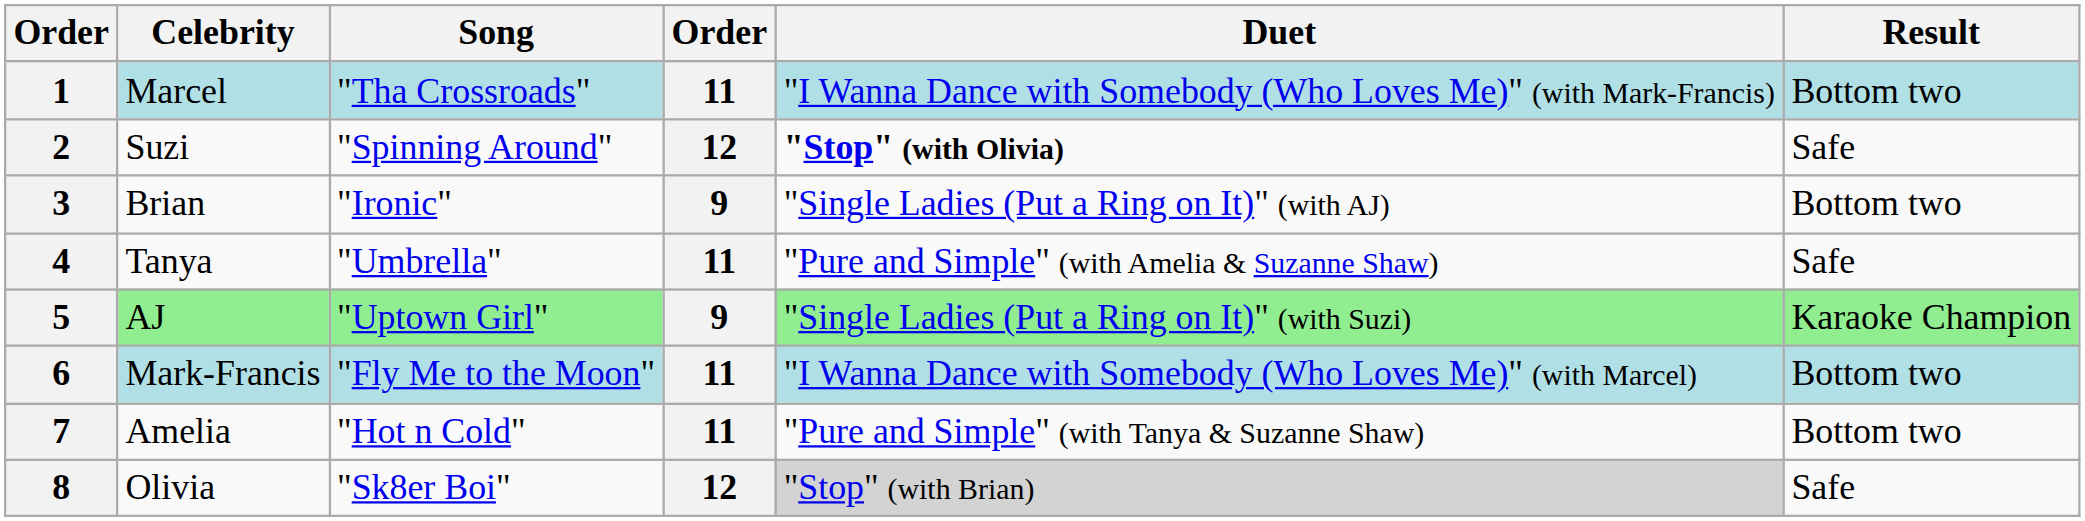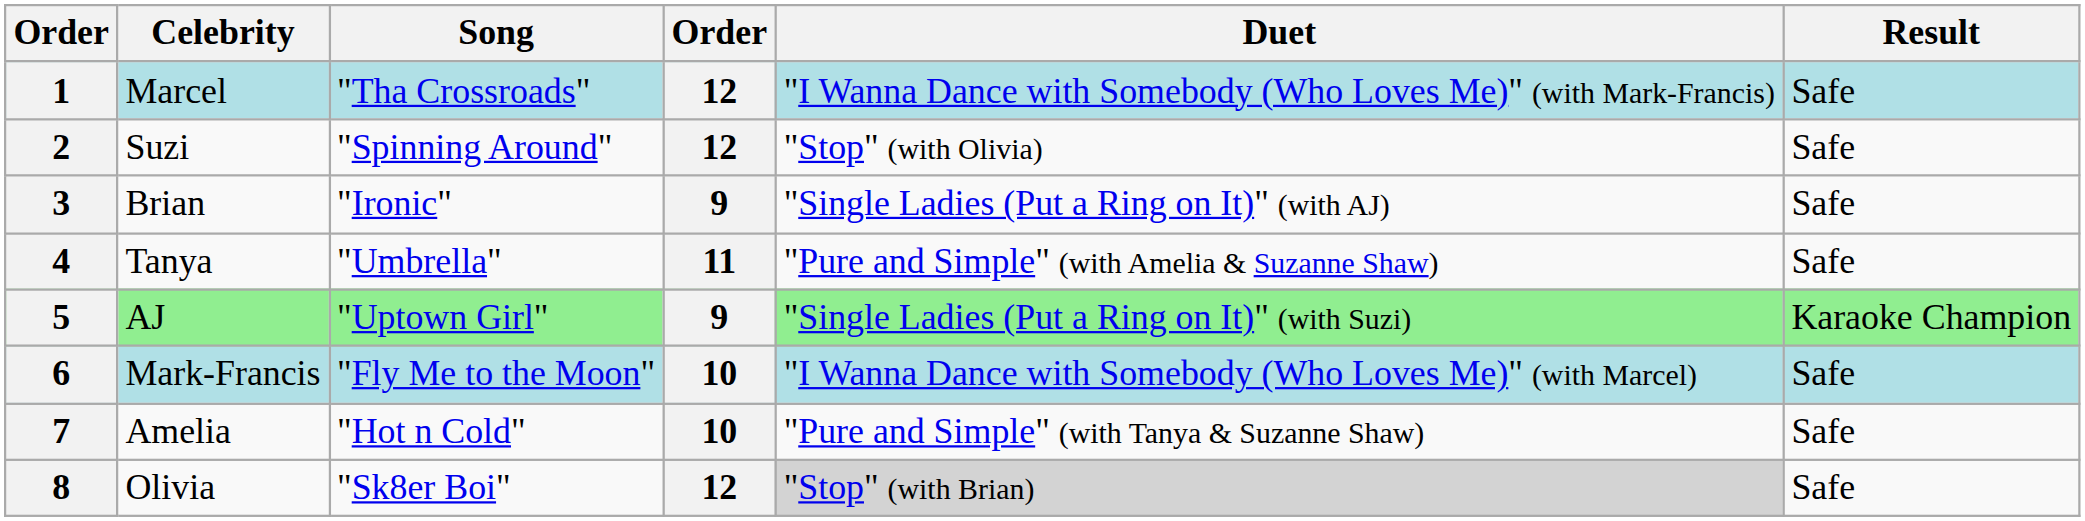(719, 89) 11 -> (719, 89) 12
(1877, 89) Bottom two -> (1823, 89) Safe
(924, 146) bold -> (913, 146) normal
(1877, 203) Bottom two -> (1823, 203) Safe
(719, 373) 11 -> (719, 373) 10
(1877, 373) Bottom two -> (1823, 373) Safe
(719, 430) 11 -> (719, 430) 10
(1877, 430) Bottom two -> (1823, 430) Safe
